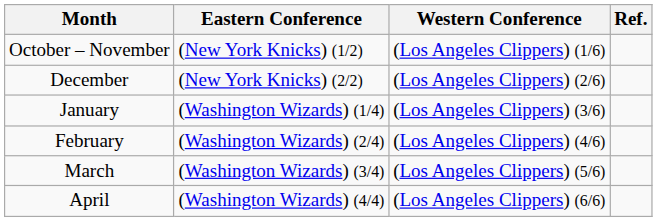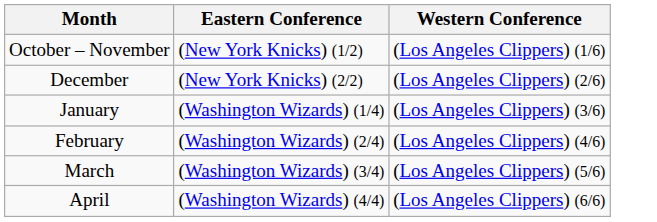- column: (631, 19)
